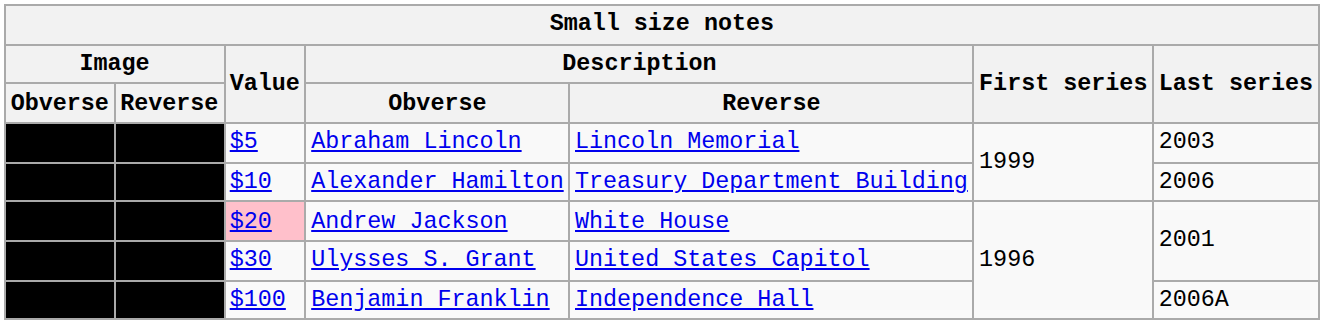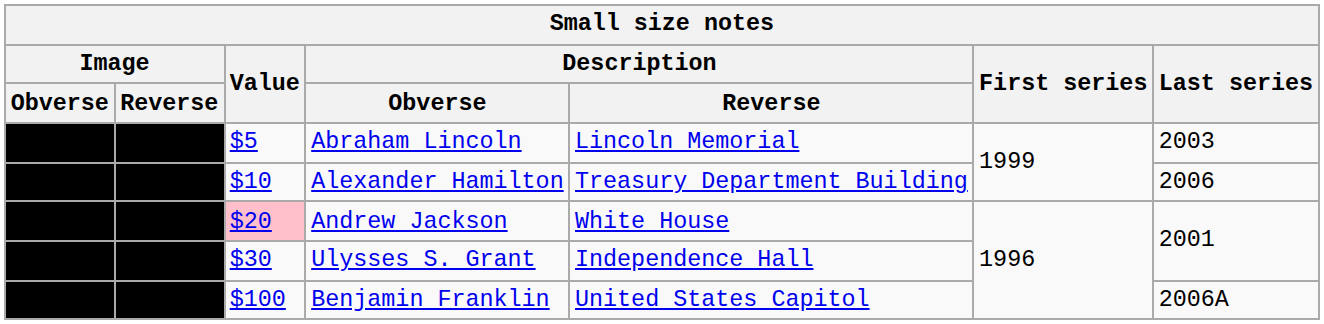(722, 260) United States Capitol -> (694, 260) Independence Hall
(694, 300) Independence Hall -> (722, 300) United States Capitol
